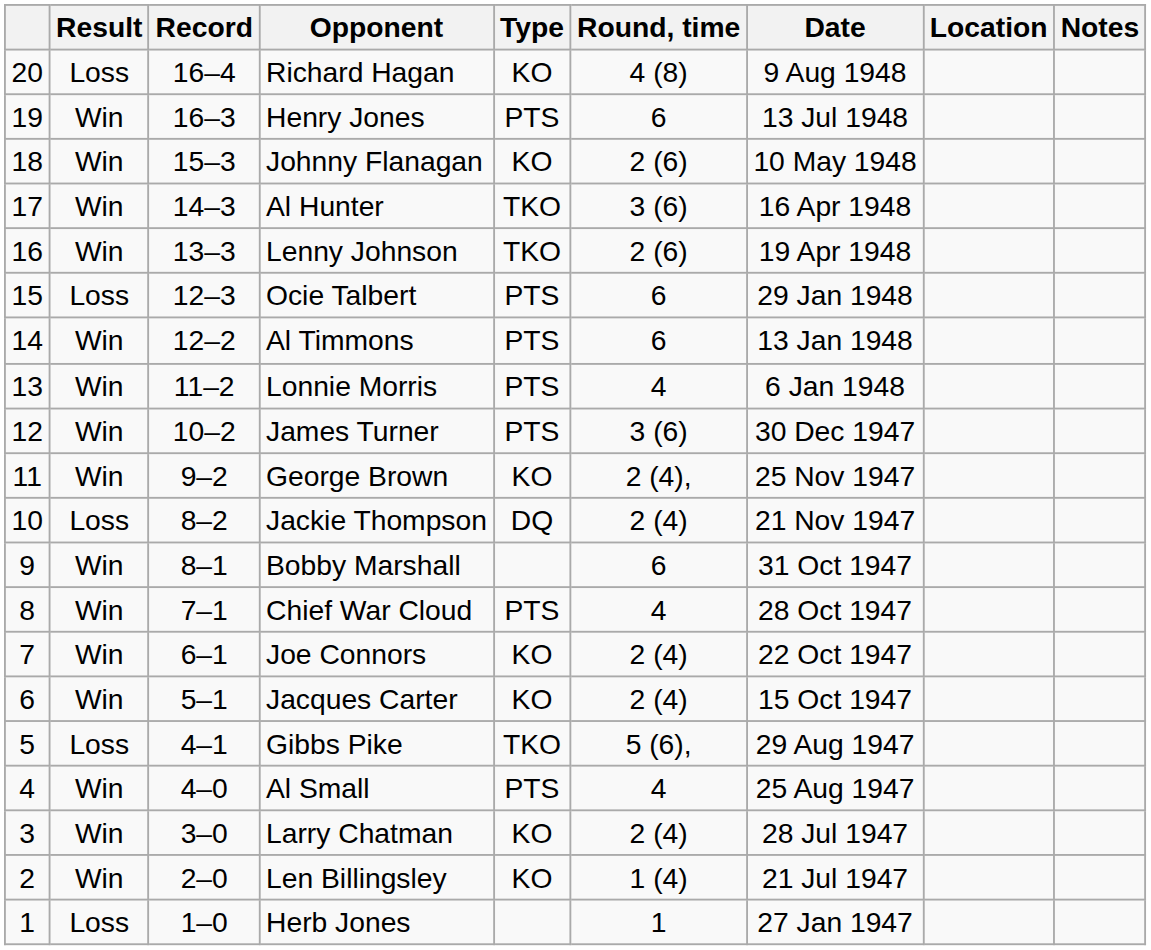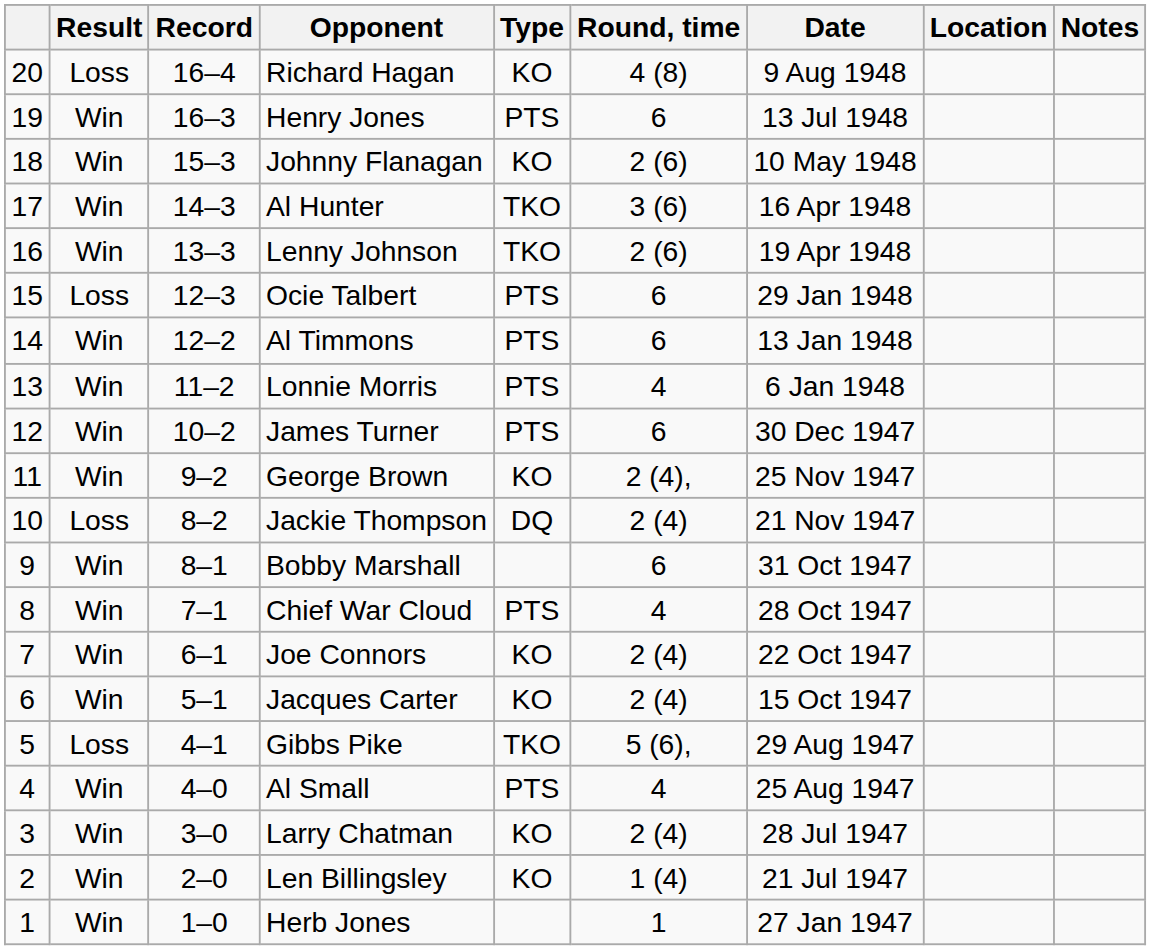(659, 430) 3 (6) -> (659, 430) 6
(99, 923) Loss -> (99, 923) Win
